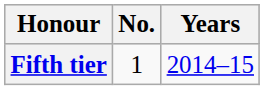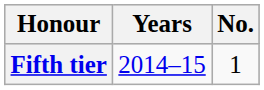columns swapped: (137, 24) <-> (210, 24)
